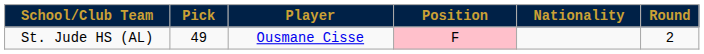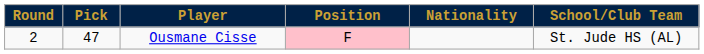columns swapped: (670, 16) <-> (87, 16)
(199, 38) 49 -> (91, 38) 47
